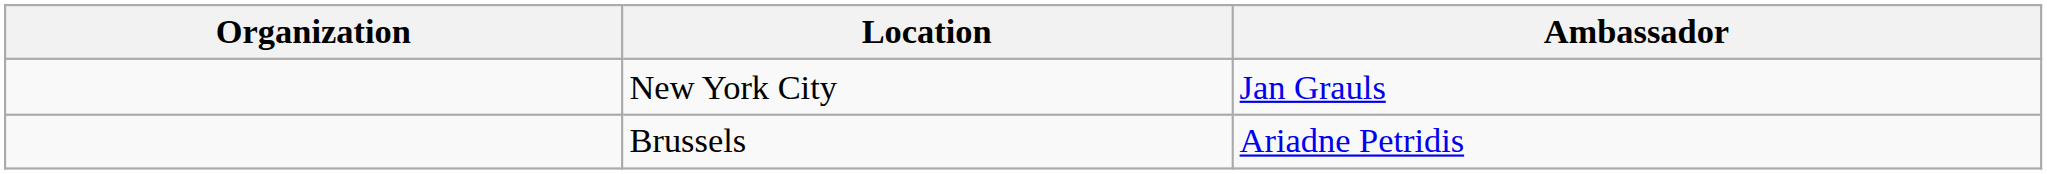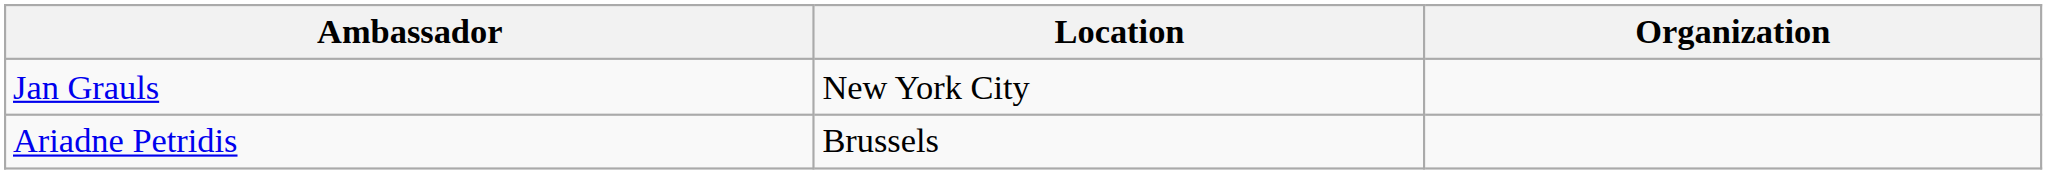columns swapped: (313, 31) <-> (1636, 31)
